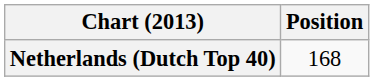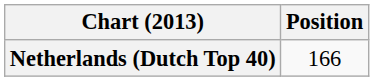(325, 57) 168 -> (325, 57) 166
